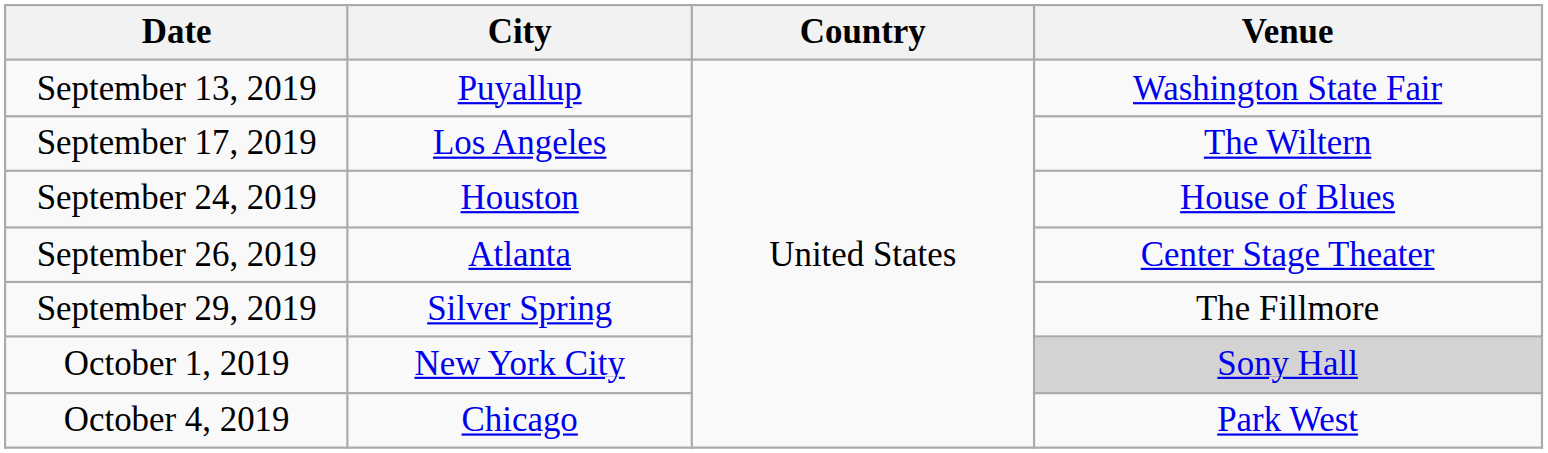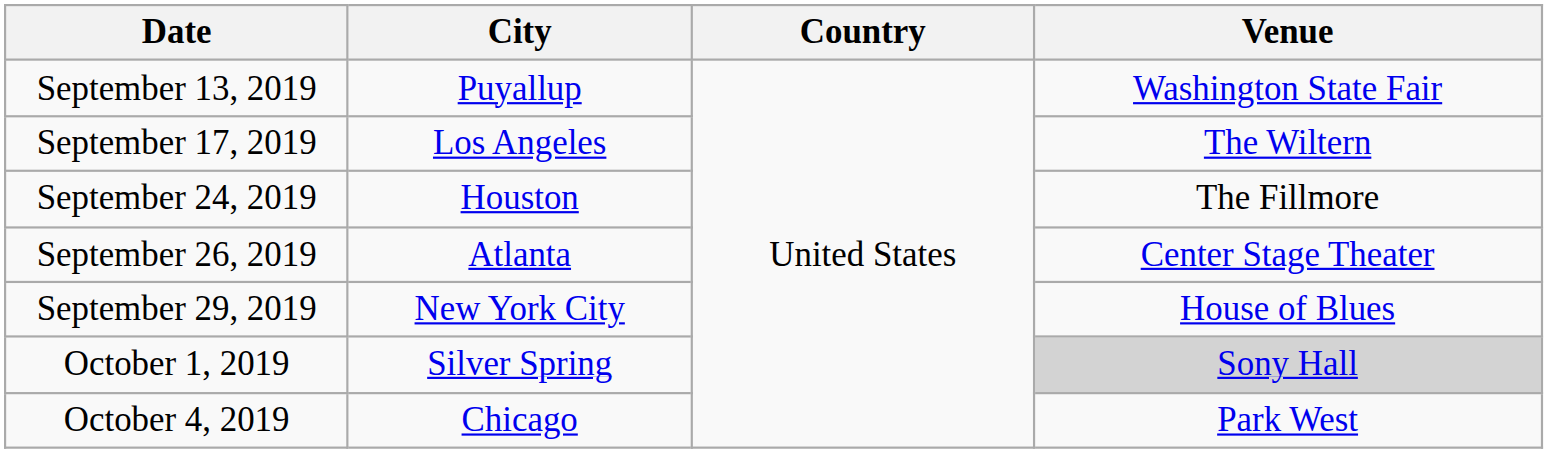(1288, 198) House of Blues -> (1288, 198) The Fillmore
(520, 308) Silver Spring -> (520, 308) New York City
(1288, 308) The Fillmore -> (1288, 308) House of Blues
(520, 364) New York City -> (520, 364) Silver Spring
